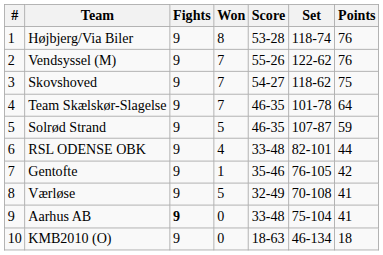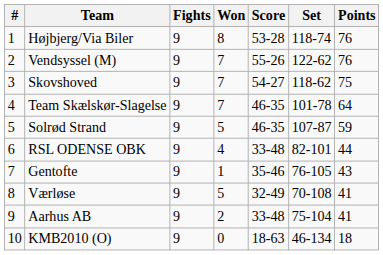(345, 171) 42 -> (345, 171) 43
(177, 216) bold -> (177, 216) normal
(221, 216) 0 -> (221, 216) 2
